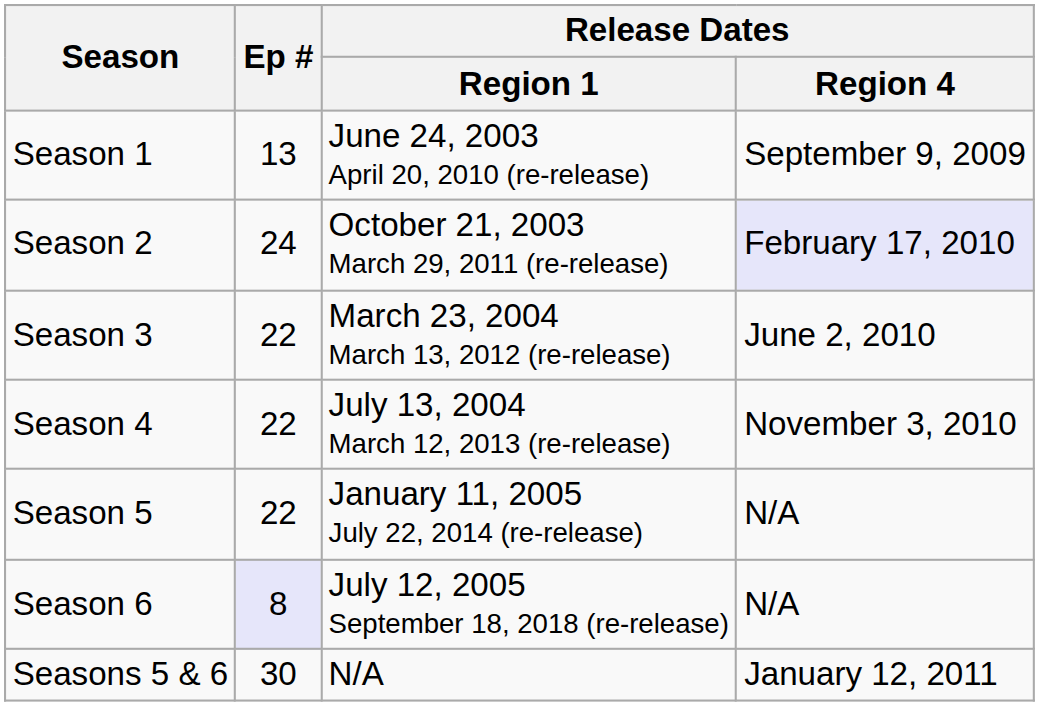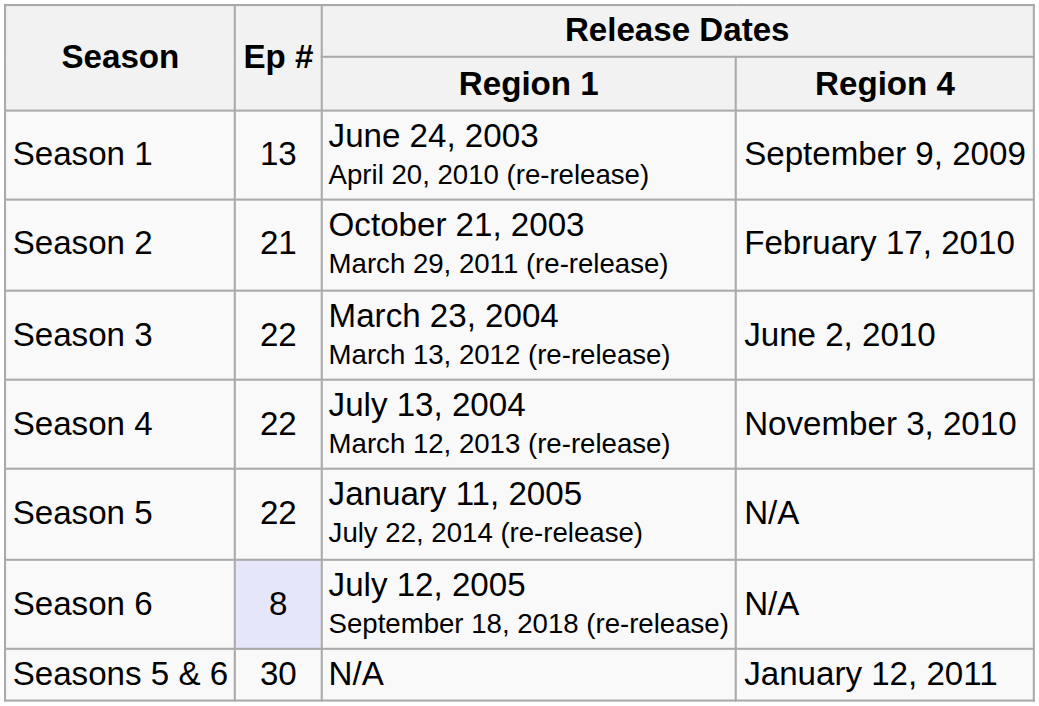(278, 244) 24 -> (278, 244) 21
(879, 244) lavender background -> (879, 244) no background
